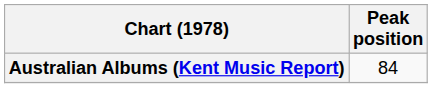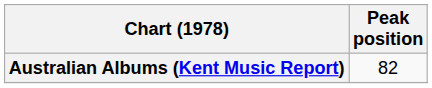(388, 67) 84 -> (388, 67) 82
